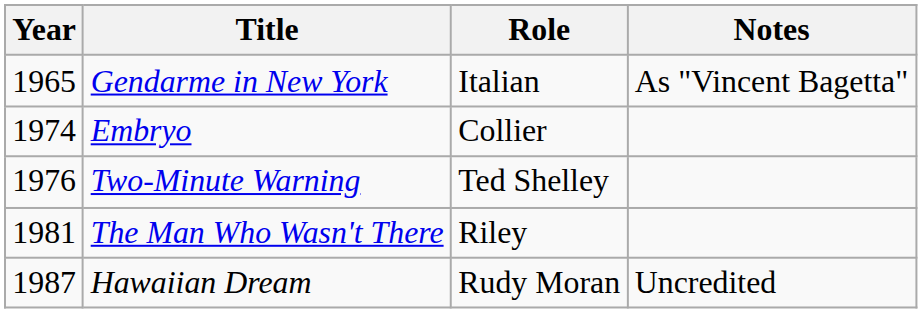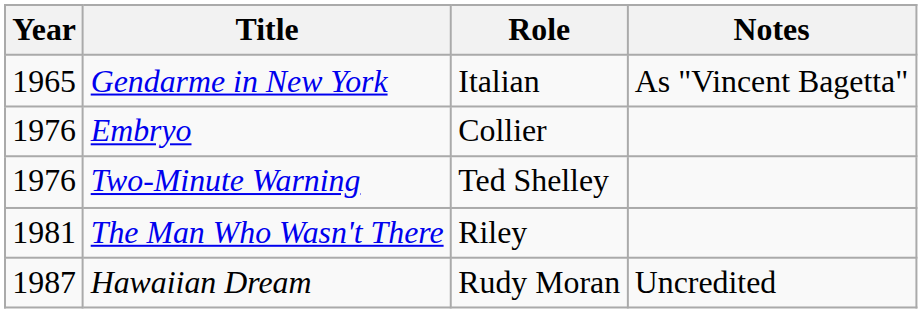(44, 130) 1974 -> (44, 130) 1976
